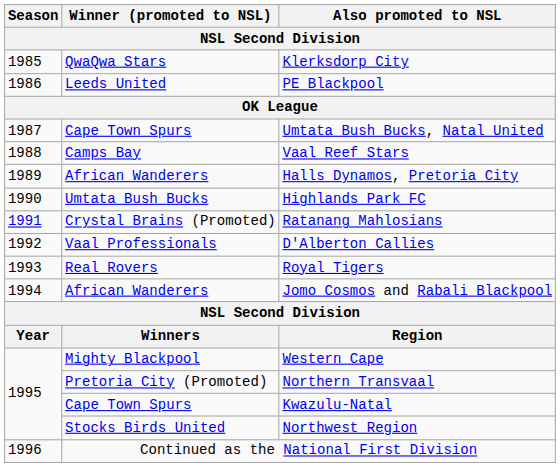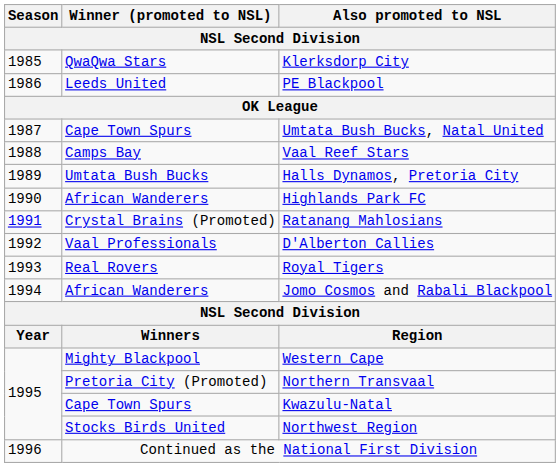(137, 176) African Wanderers -> (137, 176) Umtata Bush Bucks
(137, 199) Umtata Bush Bucks -> (137, 199) African Wanderers
